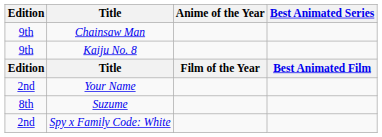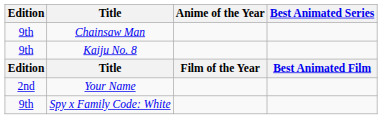- row: (110, 104)
(26, 123) 2nd -> (26, 104) 9th
